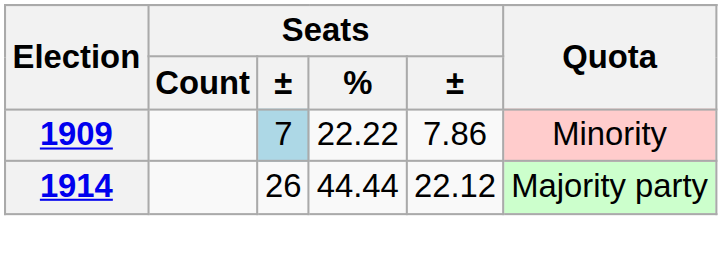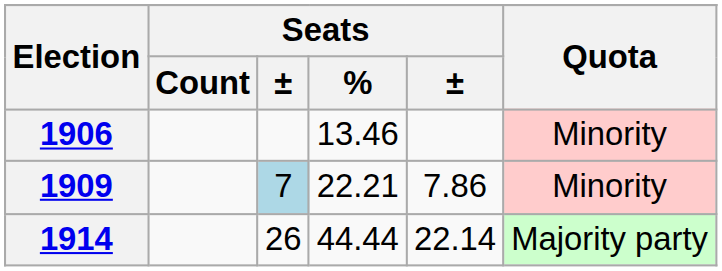+ row: (76, 134)
(358, 134) 22.22 -> (358, 186) 22.21
(455, 186) 22.12 -> (455, 238) 22.14
